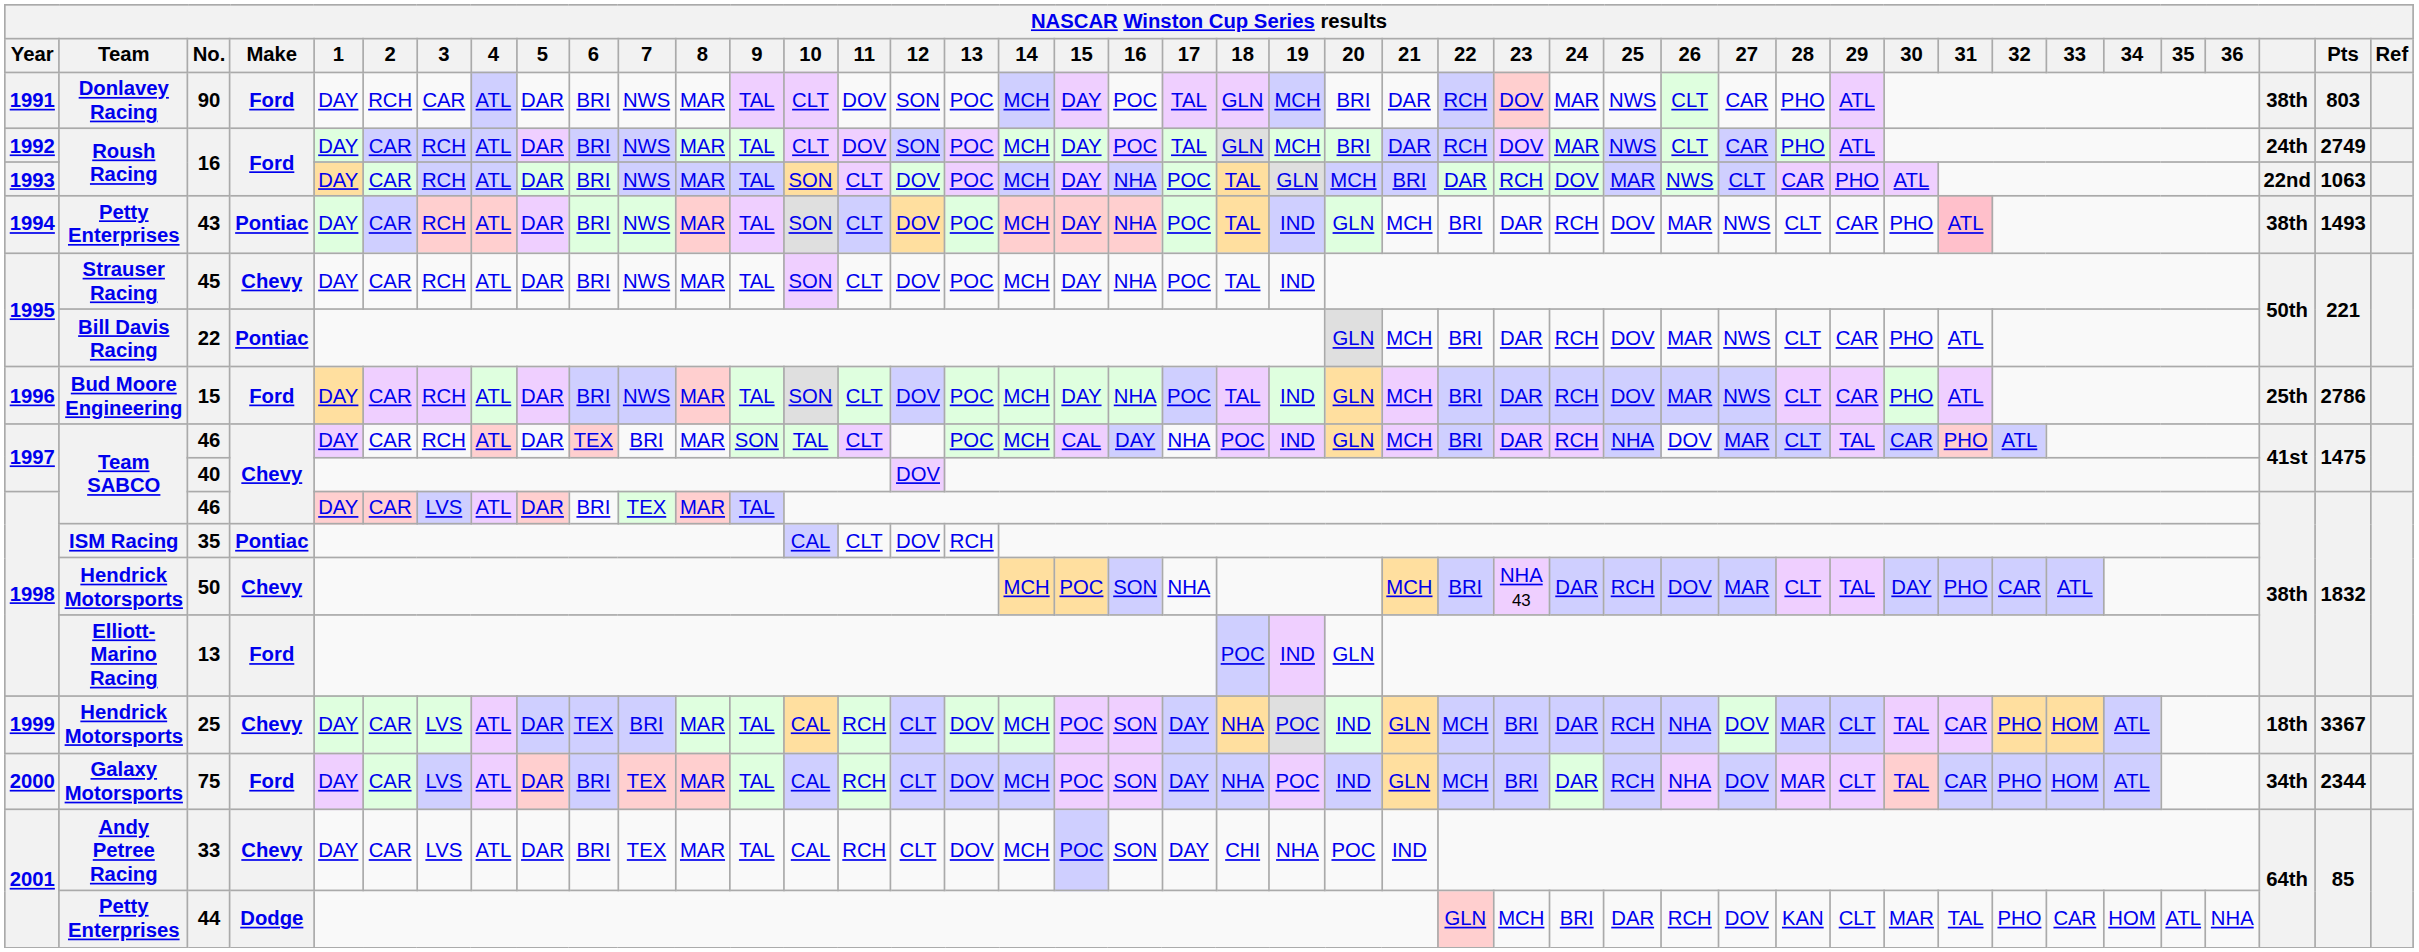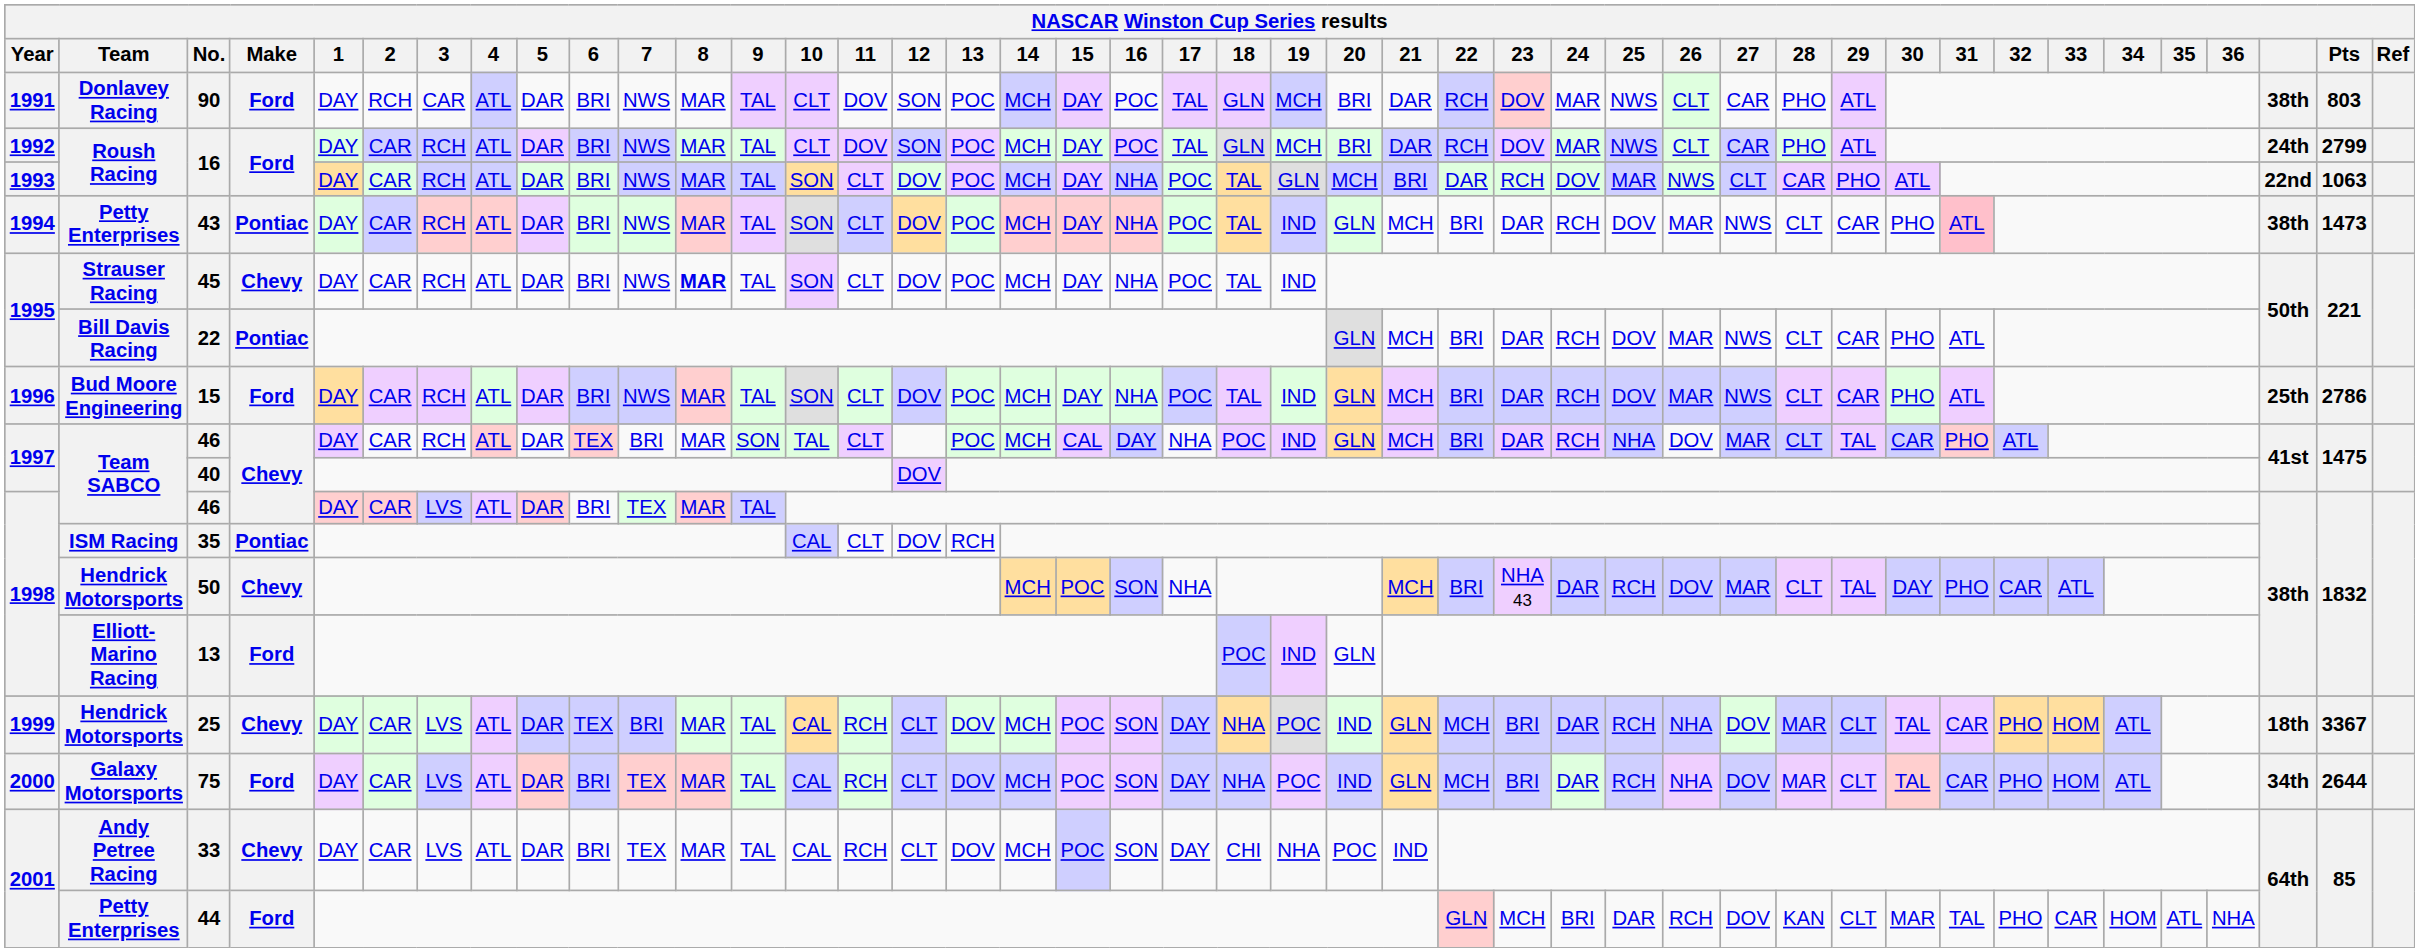(2343, 146) 2749 -> (2344, 146) 2799
(2343, 224) 1493 -> (2344, 224) 1473
(703, 281) normal -> (703, 281) bold
(2343, 781) 2344 -> (2344, 781) 2644
(272, 919) Dodge -> (272, 919) Ford
